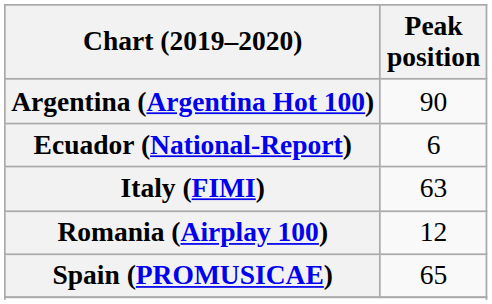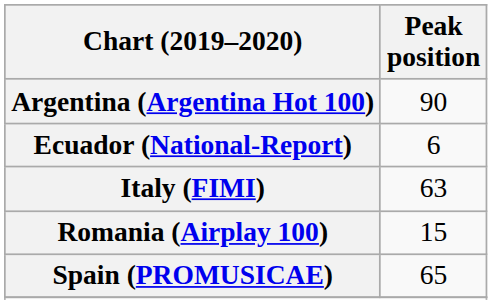(434, 231) 12 -> (434, 231) 15
